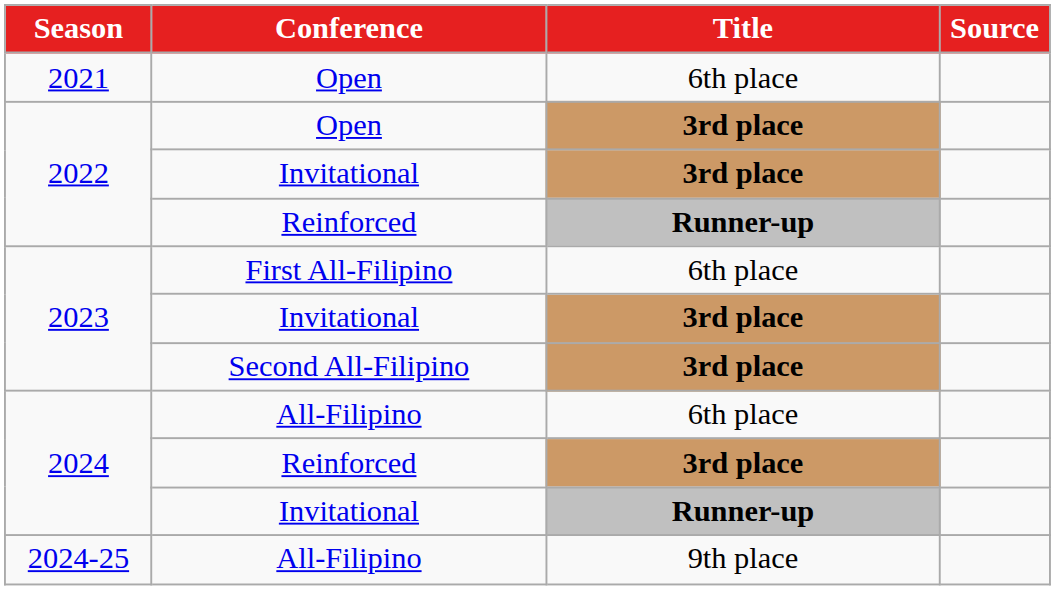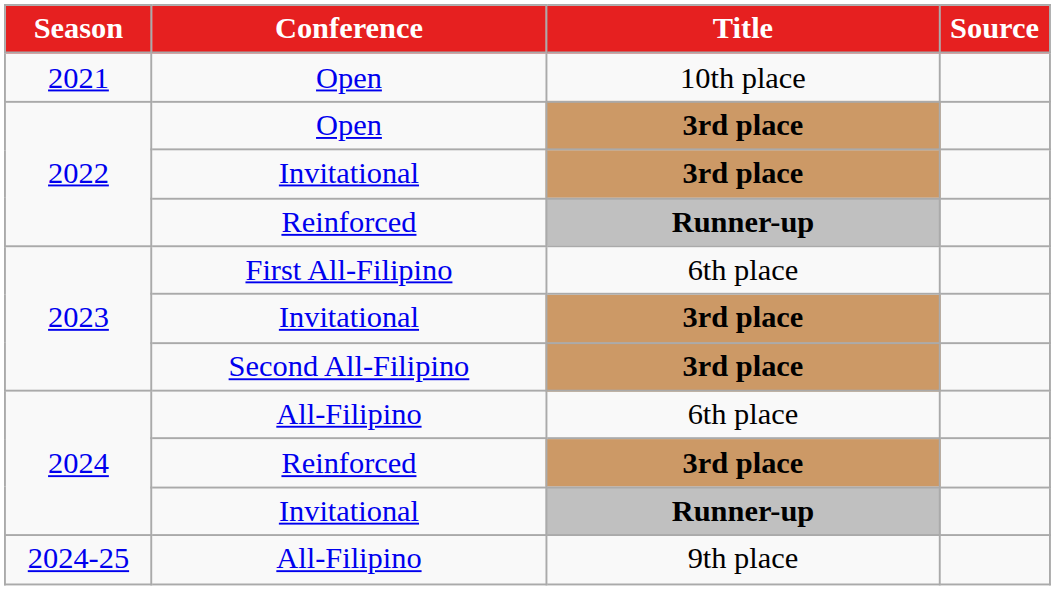(743, 76) 6th place -> (743, 76) 10th place
